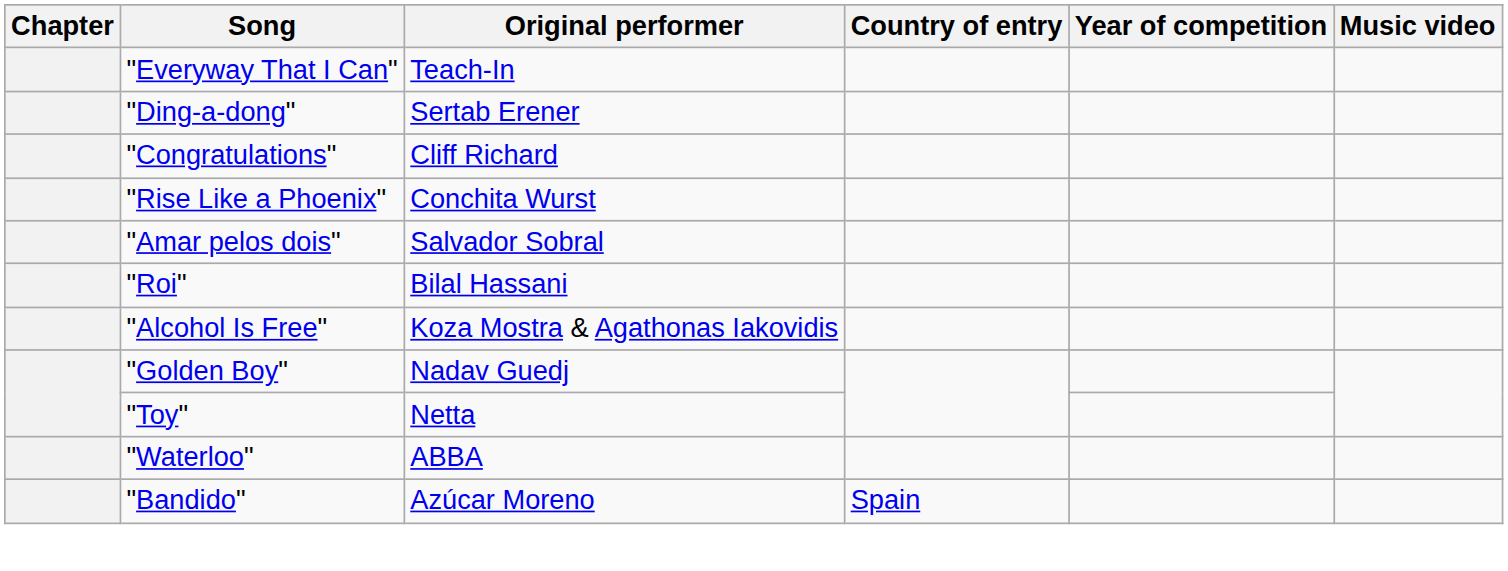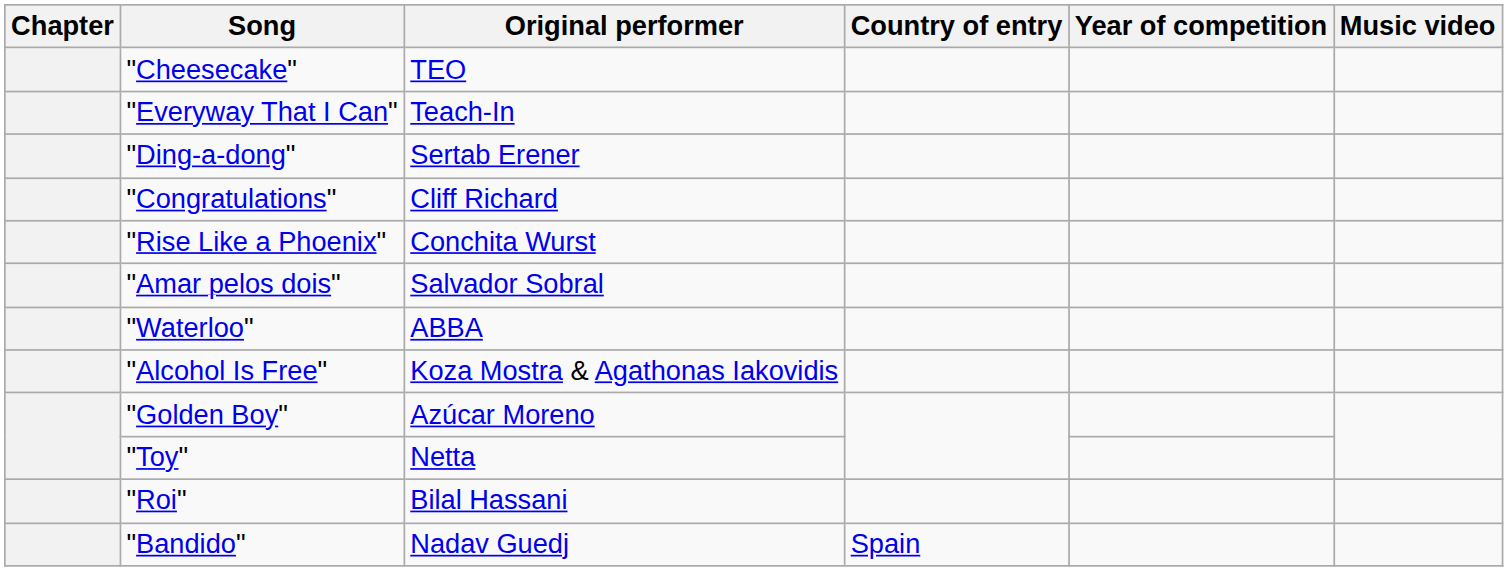+ row: (212, 69)
rows swapped: (190, 457) <-> (157, 284)
(490, 371) Nadav Guedj -> (502, 414) Azúcar Moreno
(502, 500) Azúcar Moreno -> (490, 543) Nadav Guedj
